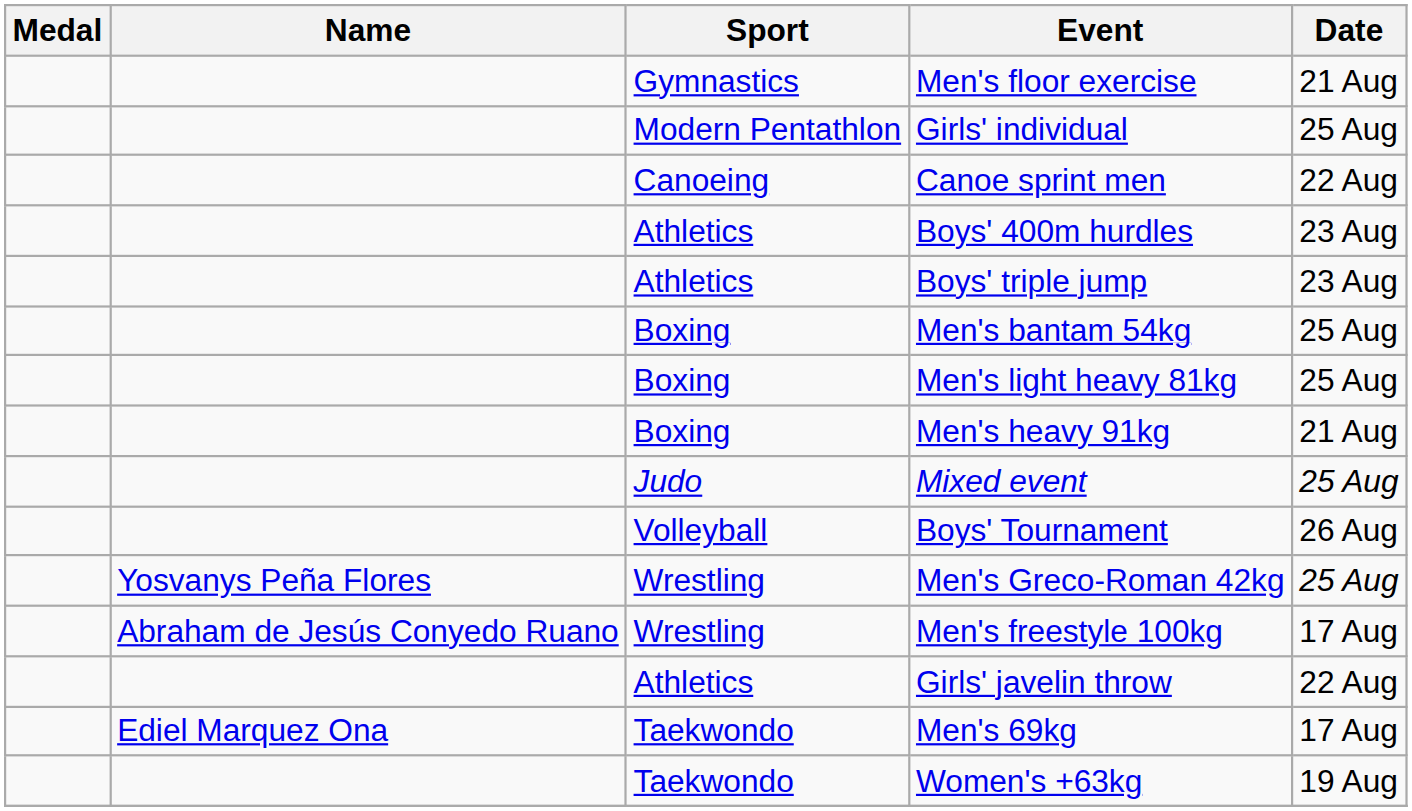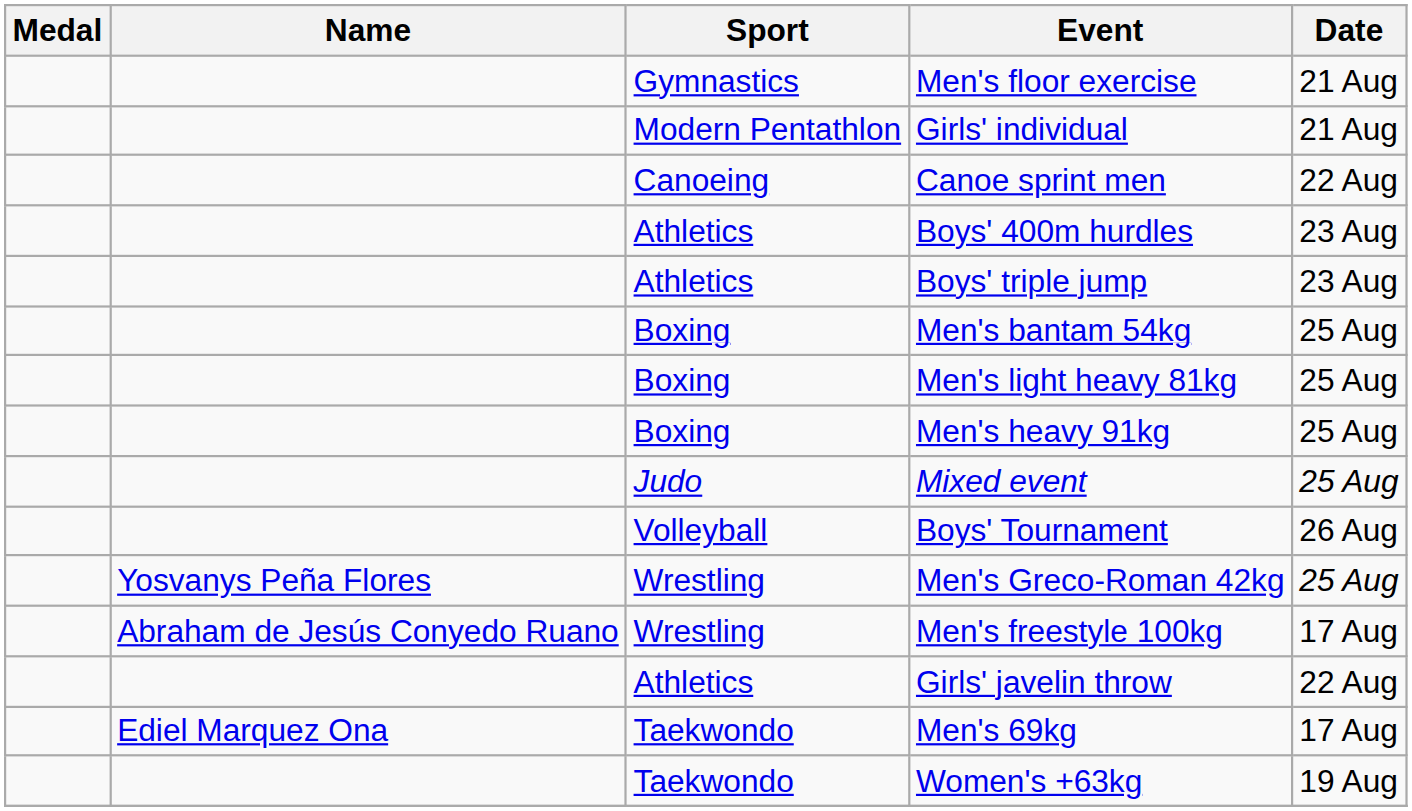(1349, 131) 25 Aug -> (1349, 131) 21 Aug
(1349, 431) 21 Aug -> (1349, 431) 25 Aug
